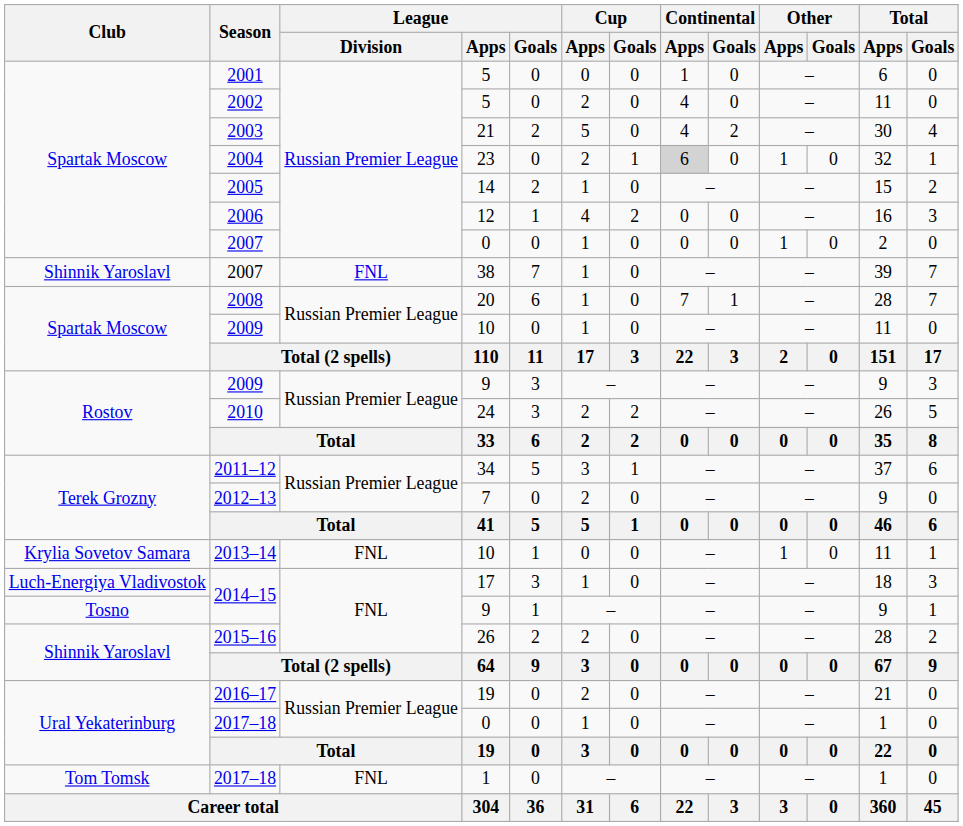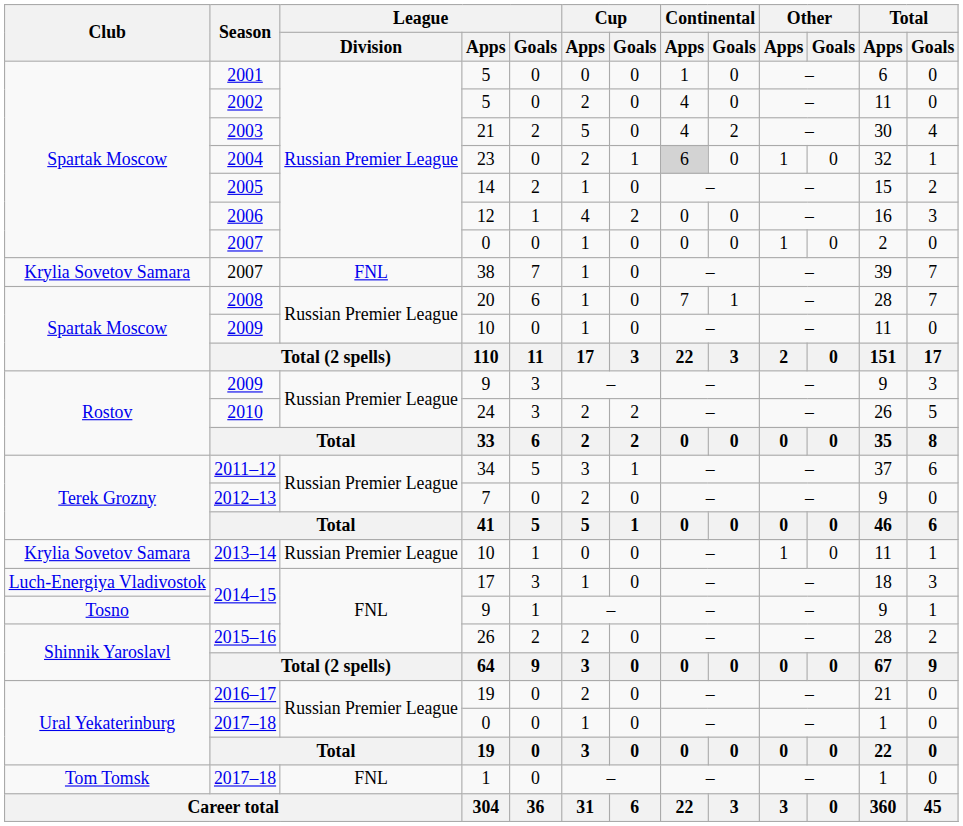(107, 272) Shinnik Yaroslavl -> (107, 272) Krylia Sovetov Samara
(371, 553) FNL -> (371, 553) Russian Premier League
